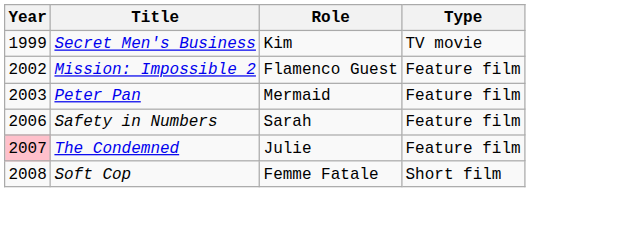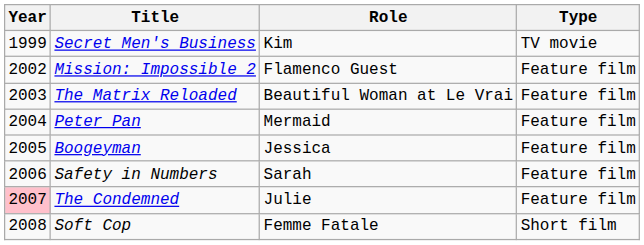+ row: (146, 96)
(28, 96) 2003 -> (28, 122) 2004
+ row: (98, 148)
